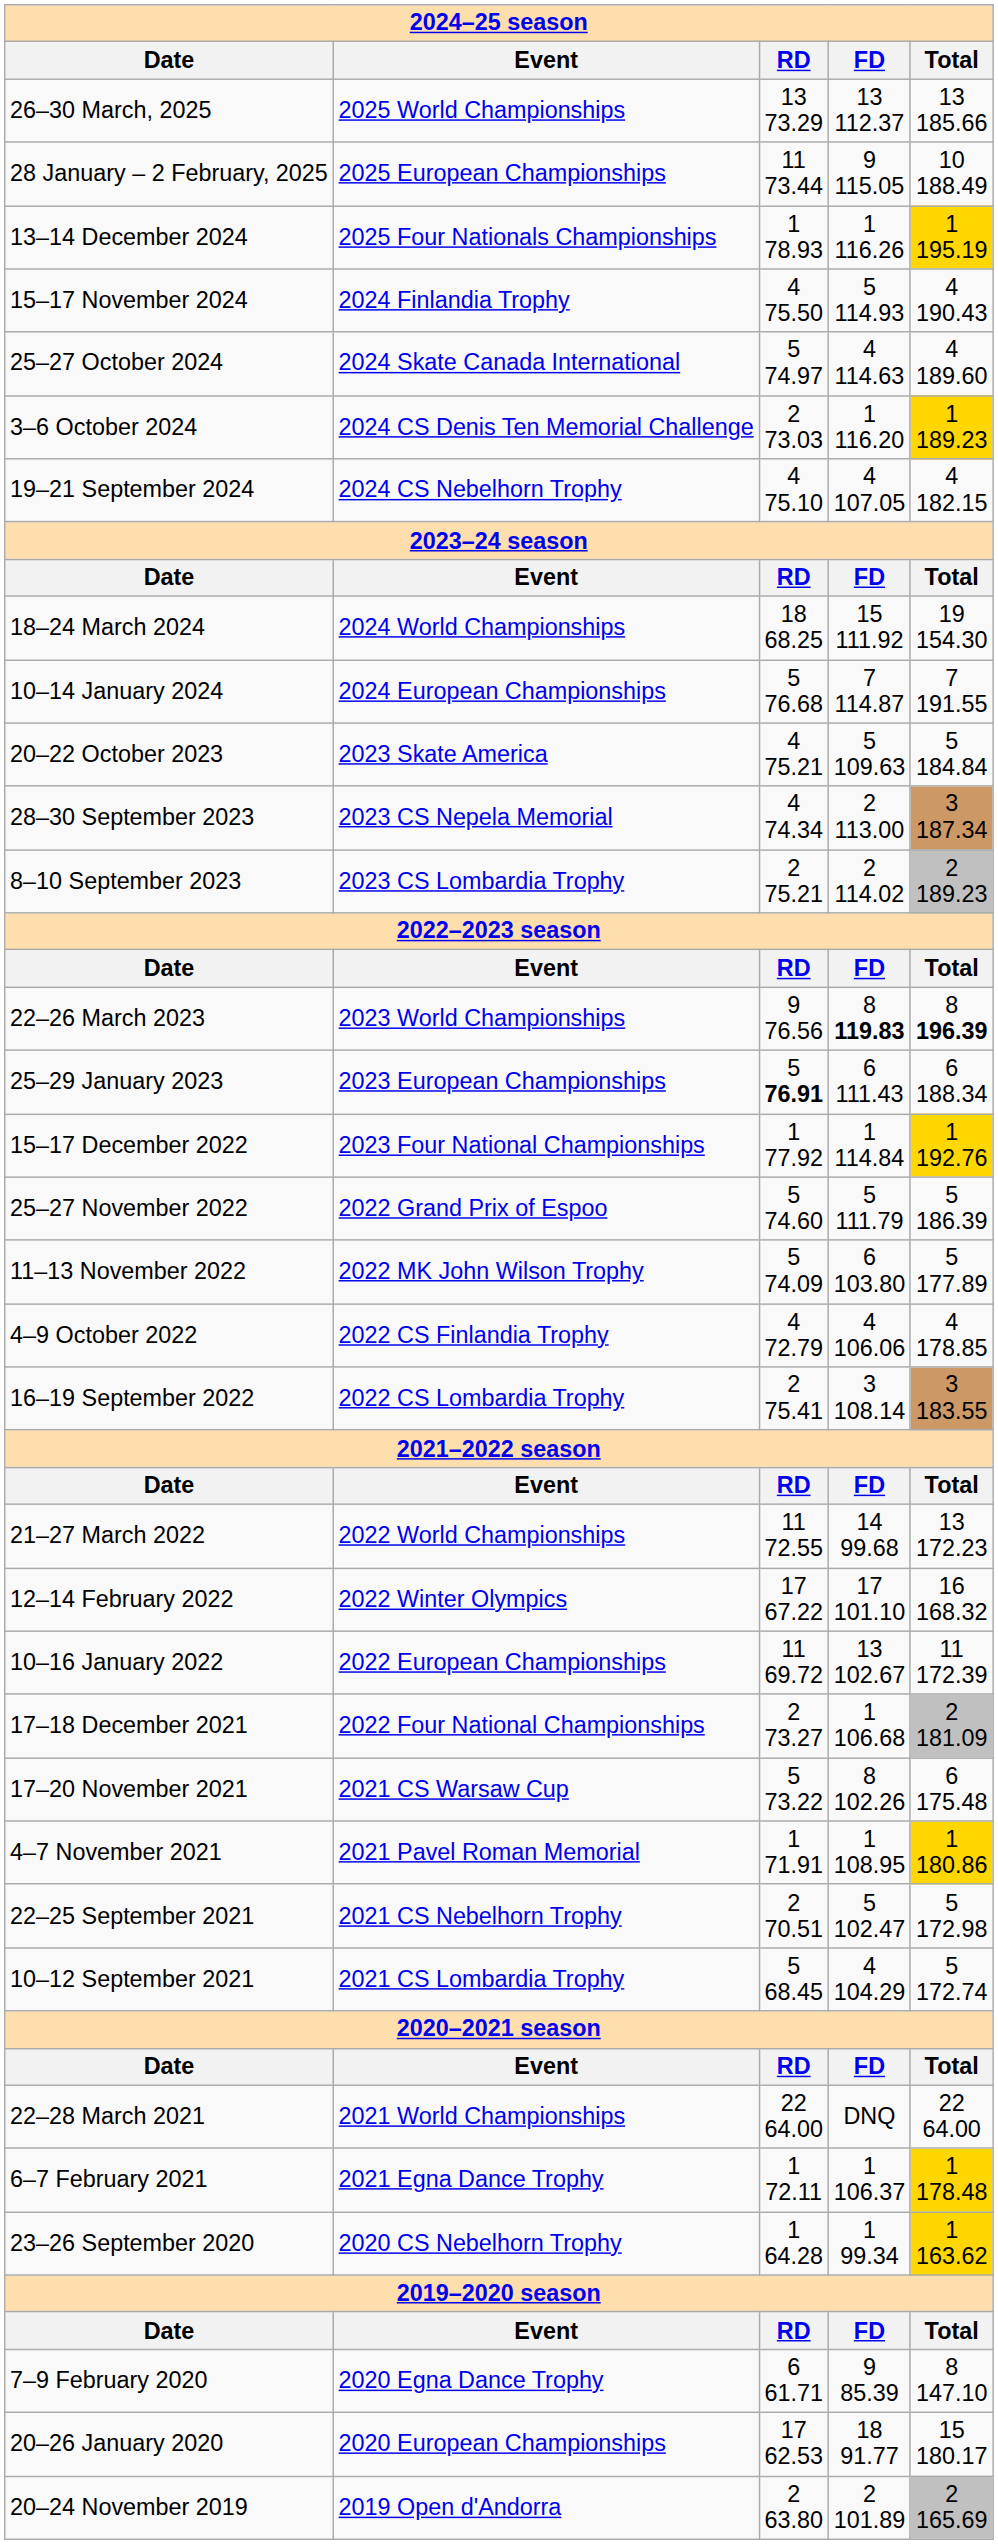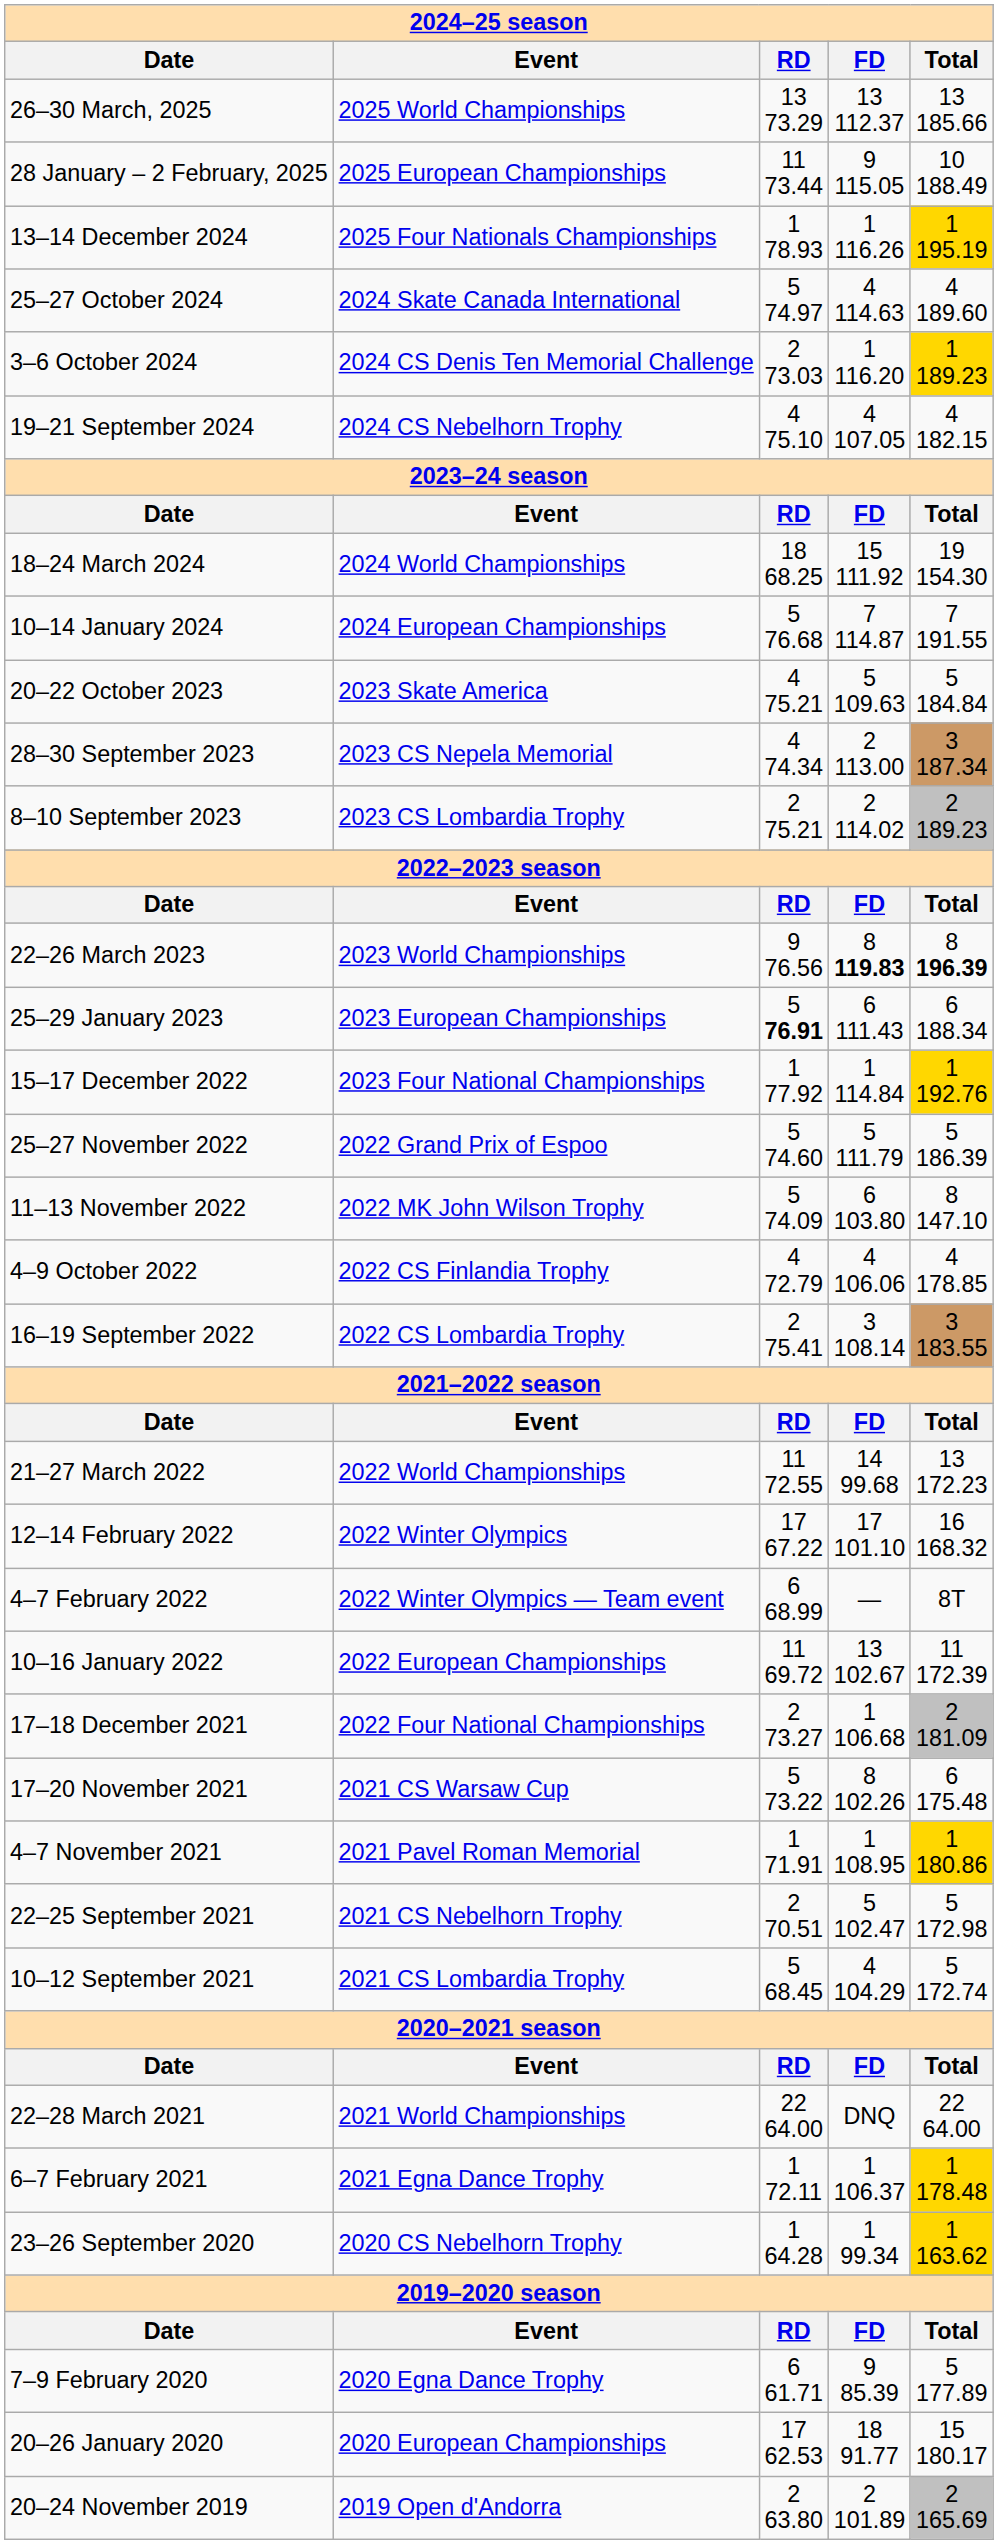- row: (129, 300)
(952, 1271) 5 177.89 -> (952, 1208) 8 147.10
+ row: (109, 1599)
(952, 2380) 8 147.10 -> (952, 2380) 5 177.89
